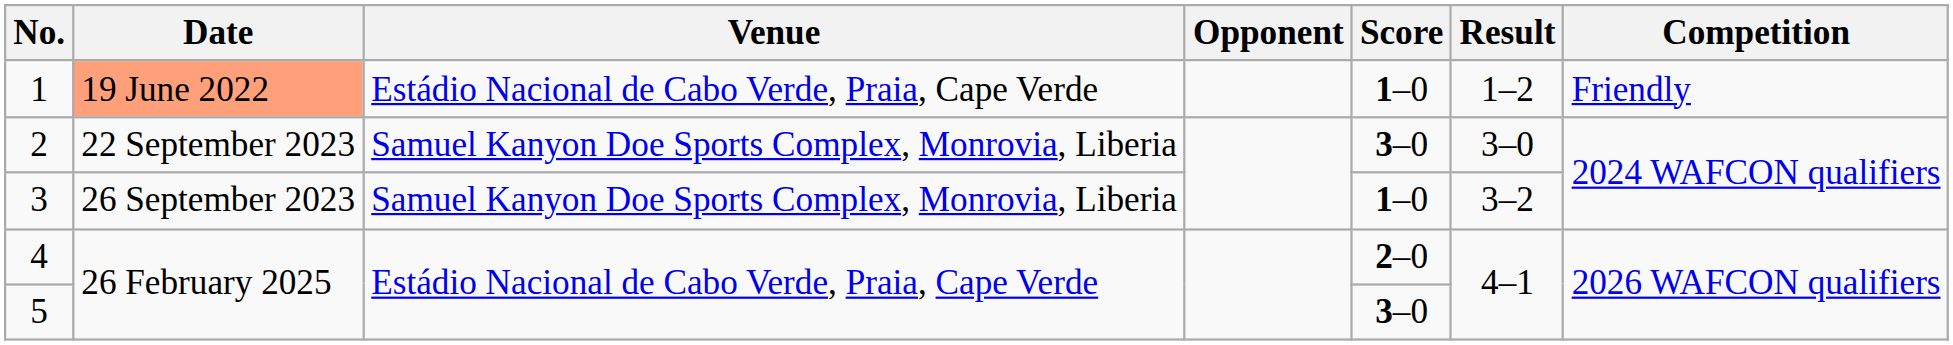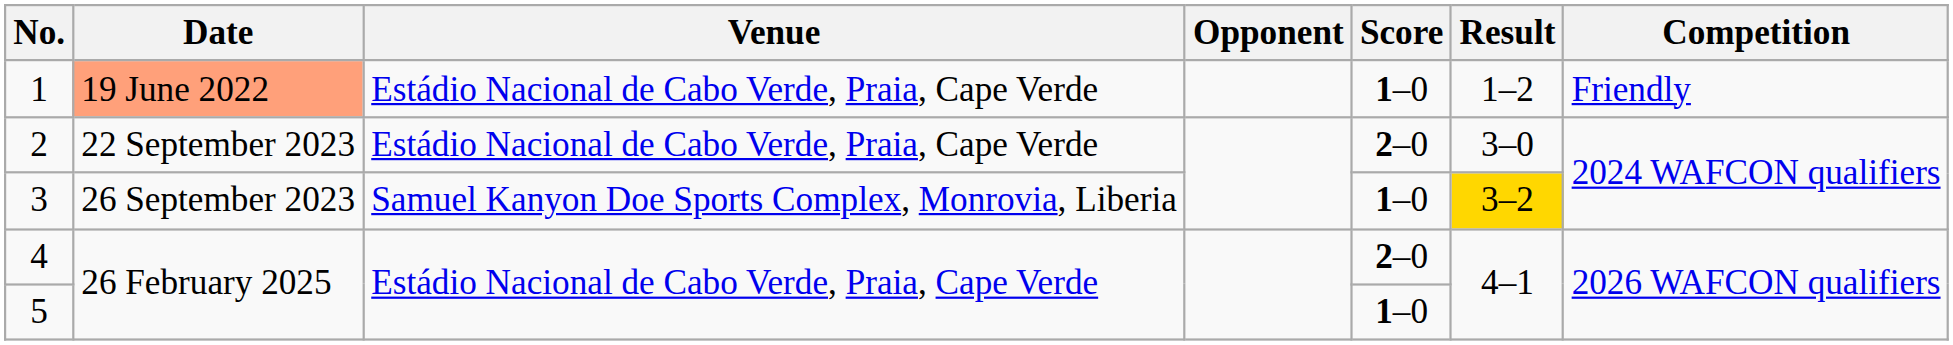(774, 144) Samuel Kanyon Doe Sports Complex, Monrovia, Liberia -> (735, 144) Estádio Nacional de Cabo Verde, Praia, Cape Verde
(1402, 144) 3–0 -> (1402, 144) 2–0
(1507, 199) no background -> (1507, 199) gold background
(1402, 311) 3–0 -> (1402, 311) 1–0
